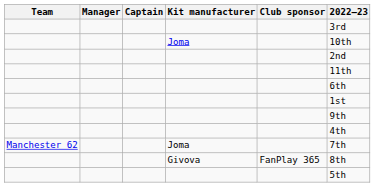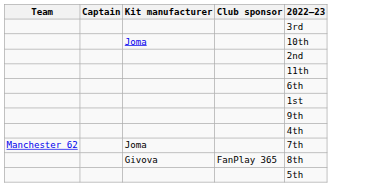- column: (101, 12)
